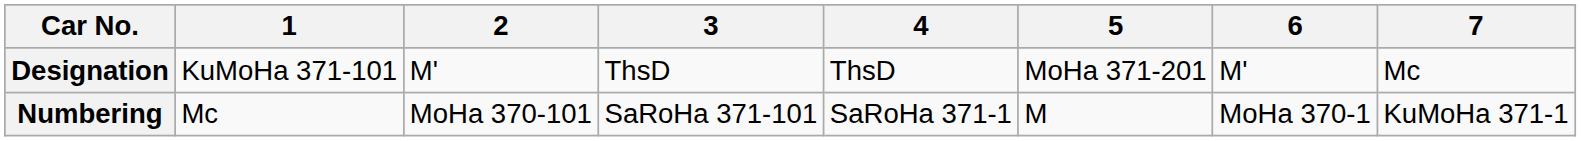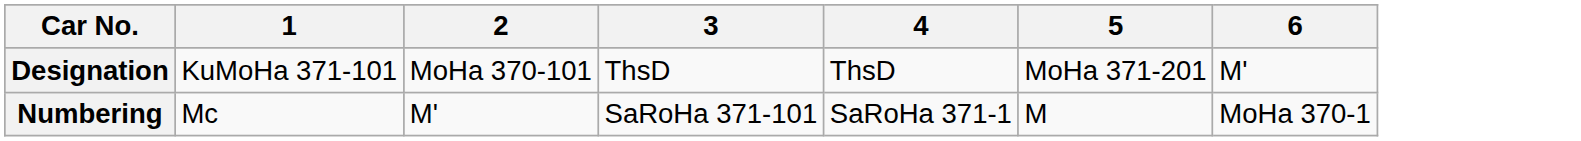- column: (1476, 26)
(424, 69) M' -> (501, 69) MoHa 370-101
(501, 113) MoHa 370-101 -> (424, 113) M'
